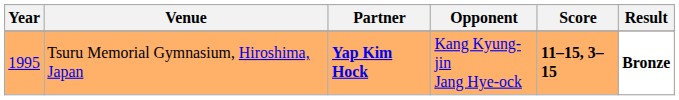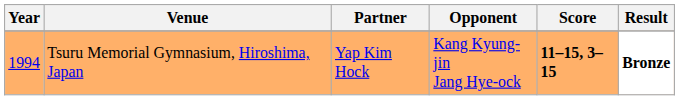(24, 62) 1995 -> (24, 62) 1994
(362, 62) bold -> (363, 62) normal
